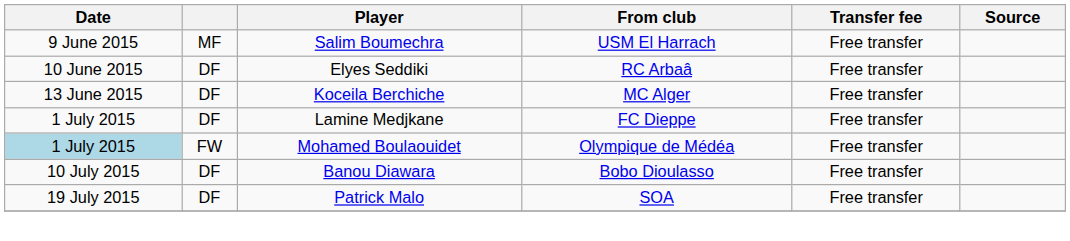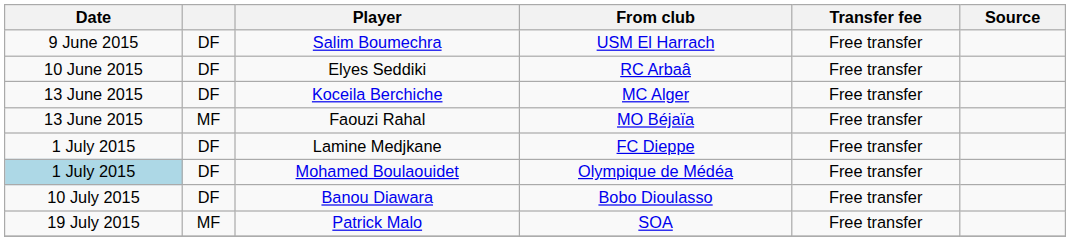(209, 43) MF -> (209, 43) DF
+ row: (377, 120)
(209, 146) FW -> (209, 171) DF
(209, 197) DF -> (209, 223) MF
